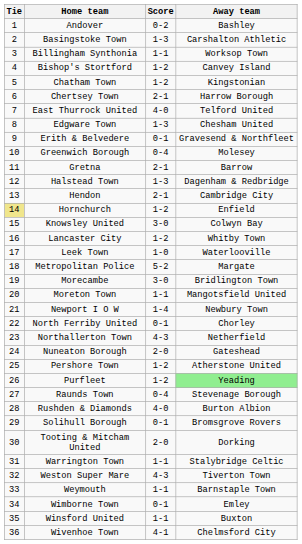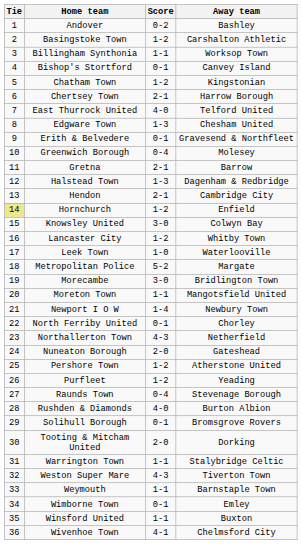(161, 40) 1-3 -> (161, 40) 1-2
(161, 68) 1-2 -> (161, 68) 0-1
(237, 381) lightgreen background -> (237, 381) no background
